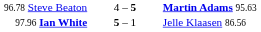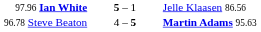rows swapped: (51, 22) <-> (46, 7)
